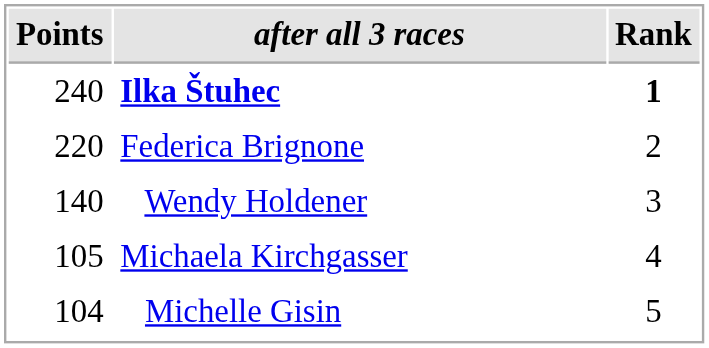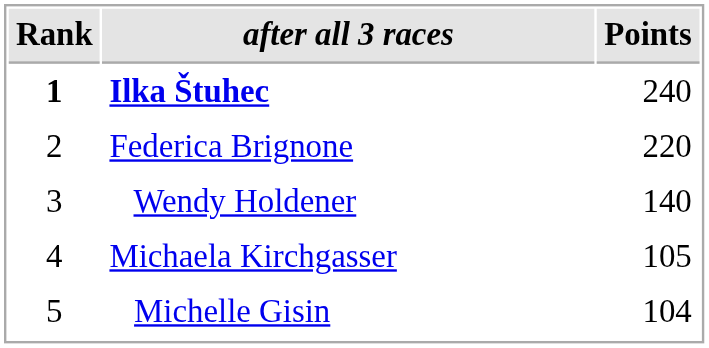columns swapped: (653, 34) <-> (60, 34)
